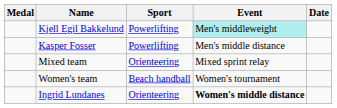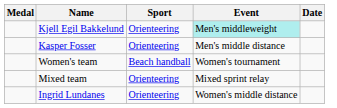(154, 29) Powerlifting -> (154, 29) Orienteering
(154, 46) Powerlifting -> (154, 46) Orienteering
rows swapped: (68, 79) <-> (63, 62)
(250, 95) bold -> (246, 95) normal
